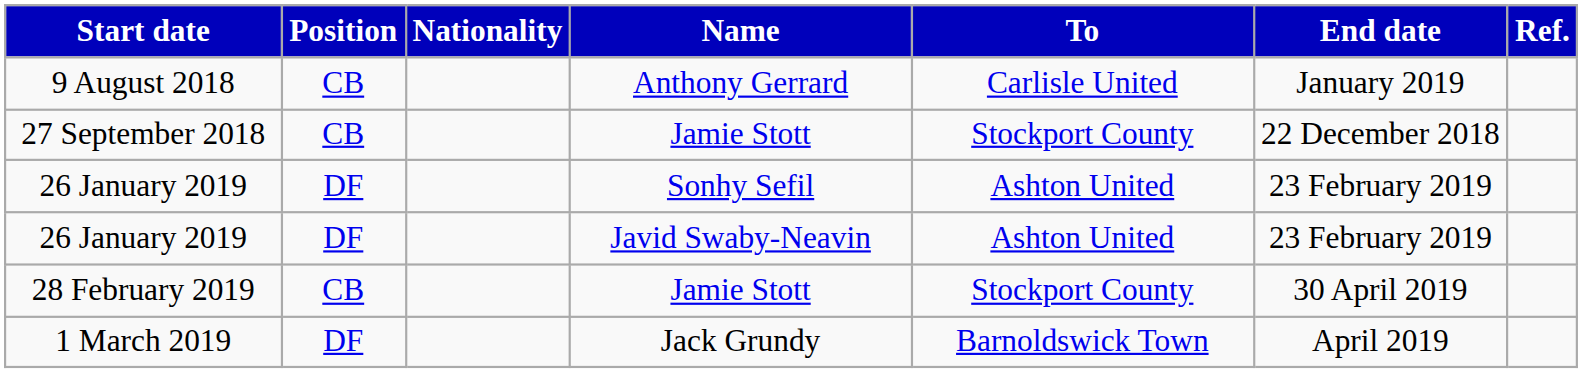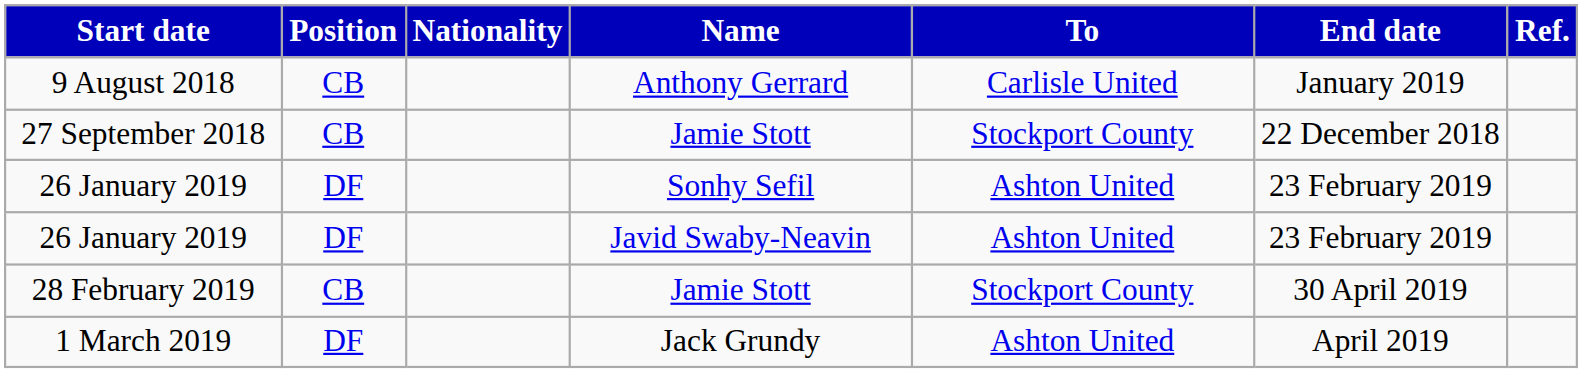(1082, 341) Barnoldswick Town -> (1082, 341) Ashton United
